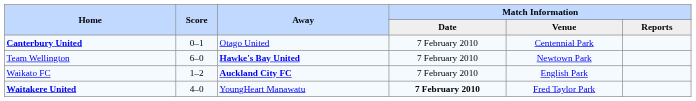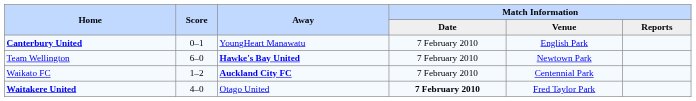(244, 42) Otago United -> (262, 42) YoungHeart Manawatu
(564, 42) Centennial Park -> (564, 42) English Park
(564, 73) English Park -> (564, 73) Centennial Park
(262, 88) YoungHeart Manawatu -> (244, 88) Otago United
